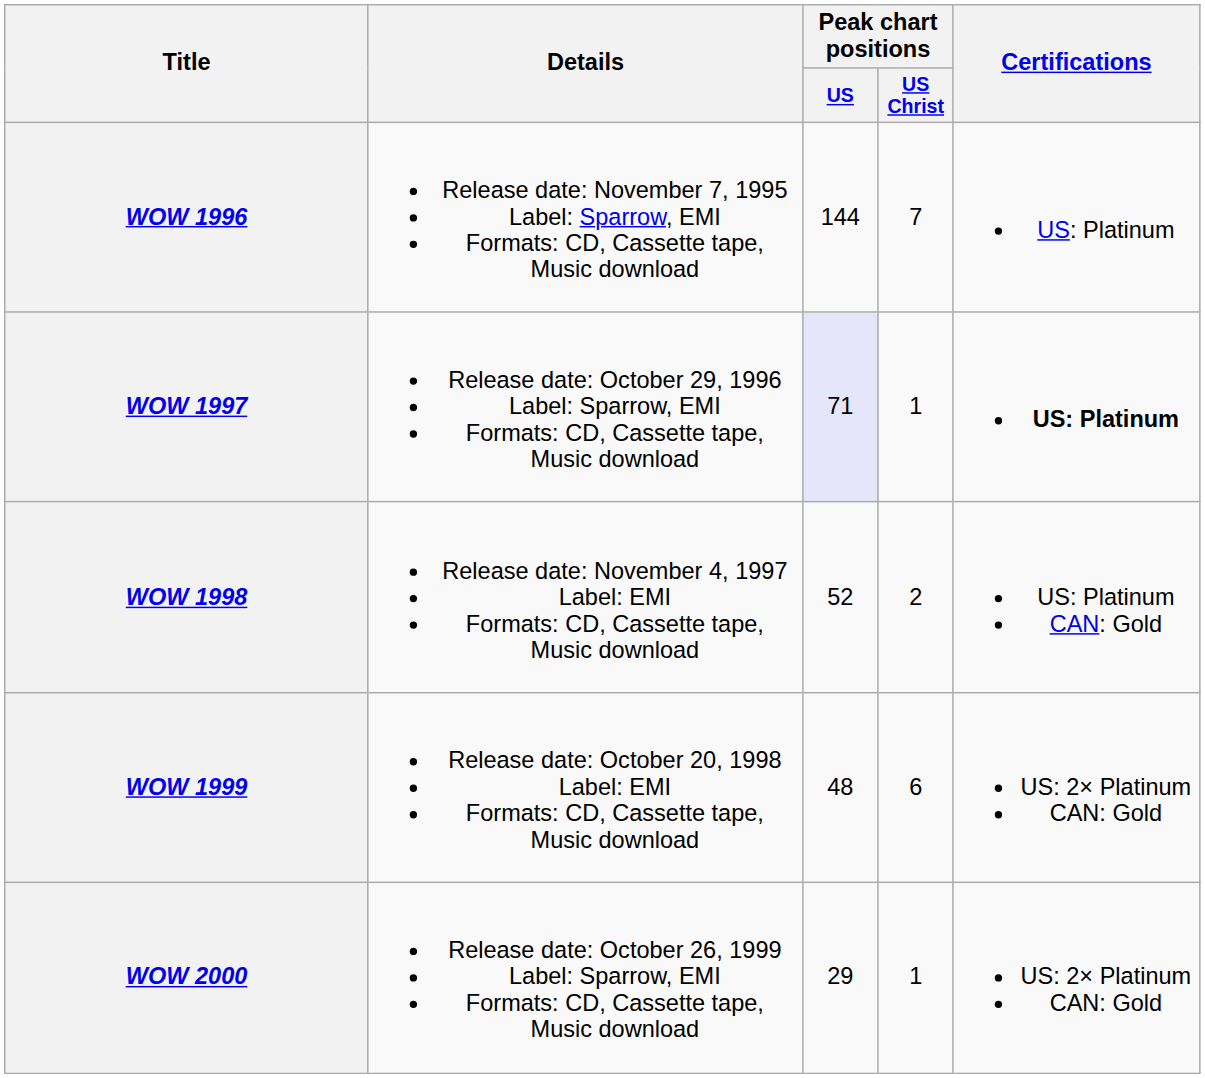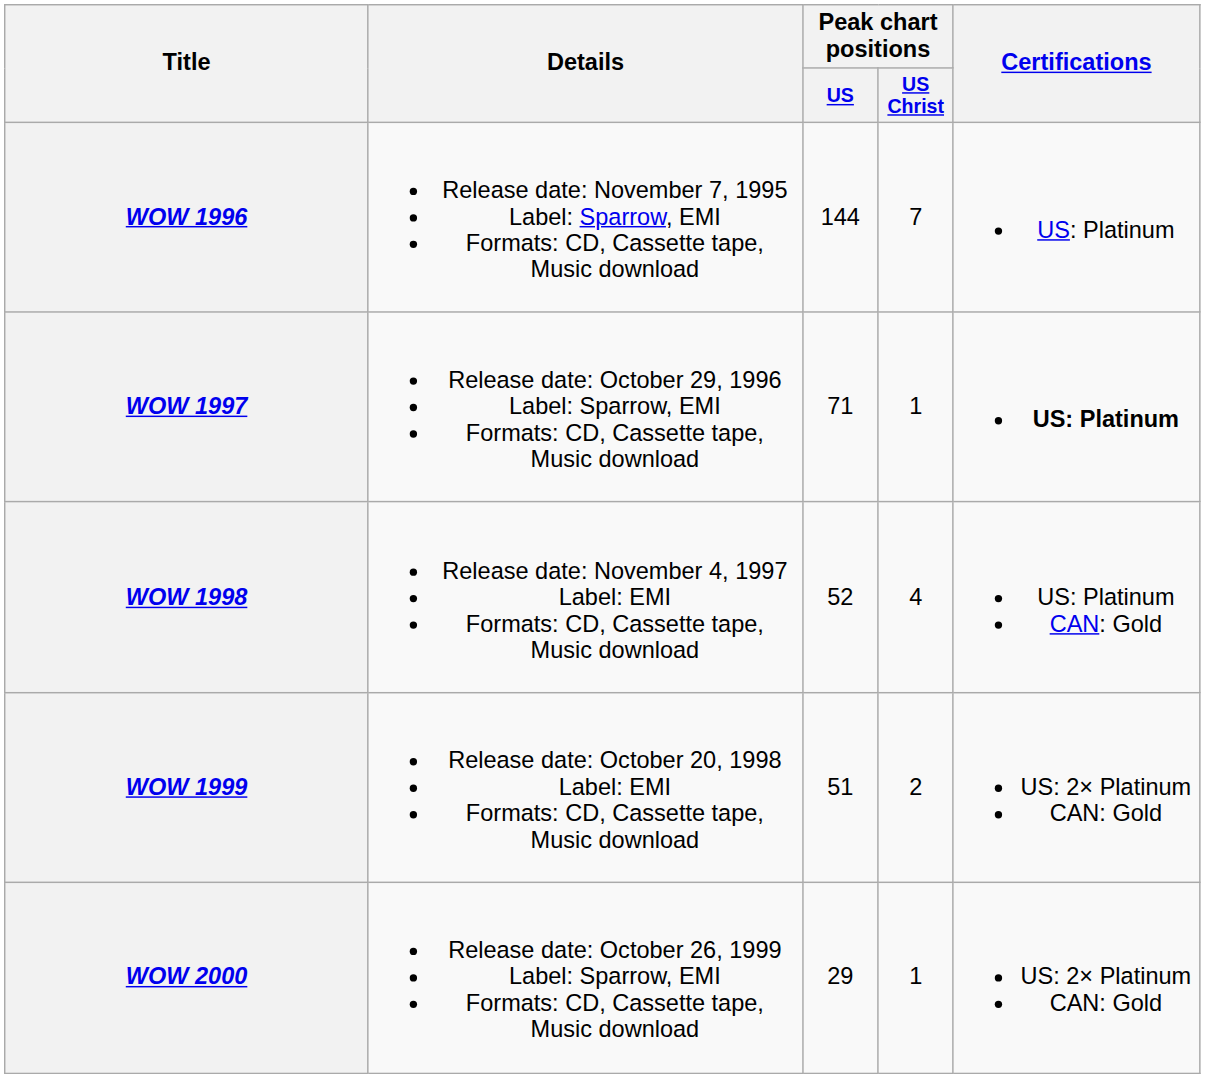(840, 406) lavender background -> (840, 406) no background
(916, 597) 2 -> (916, 597) 4
(840, 787) 48 -> (840, 787) 51
(916, 787) 6 -> (916, 787) 2
